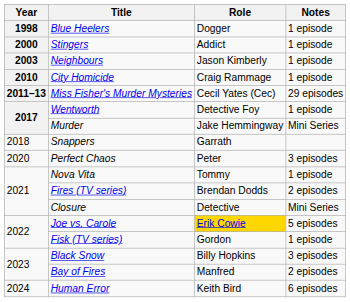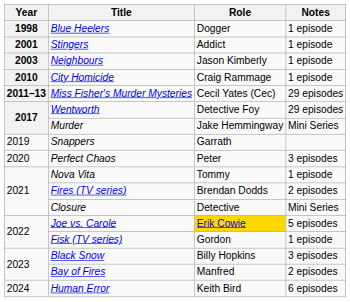(26, 45) 2000 -> (26, 45) 2001
(310, 110) 1 episode -> (316, 110) 29 episodes
(18, 142) 2018 -> (18, 142) 2019
